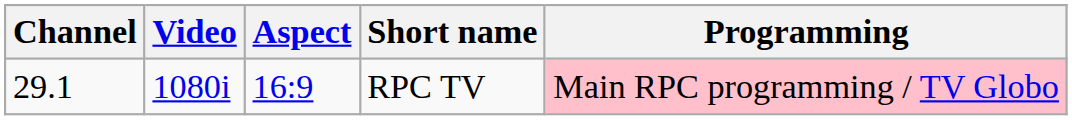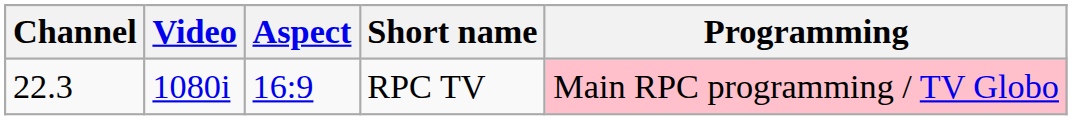(43, 85) 29.1 -> (43, 85) 22.3
